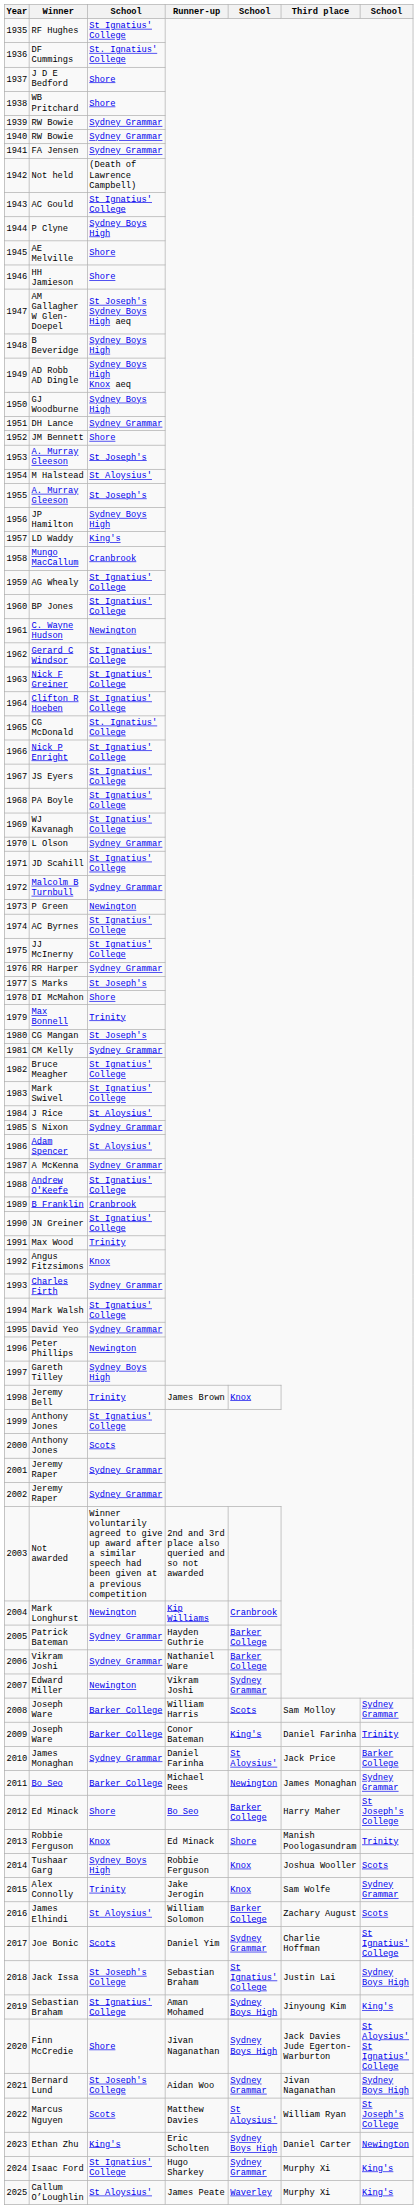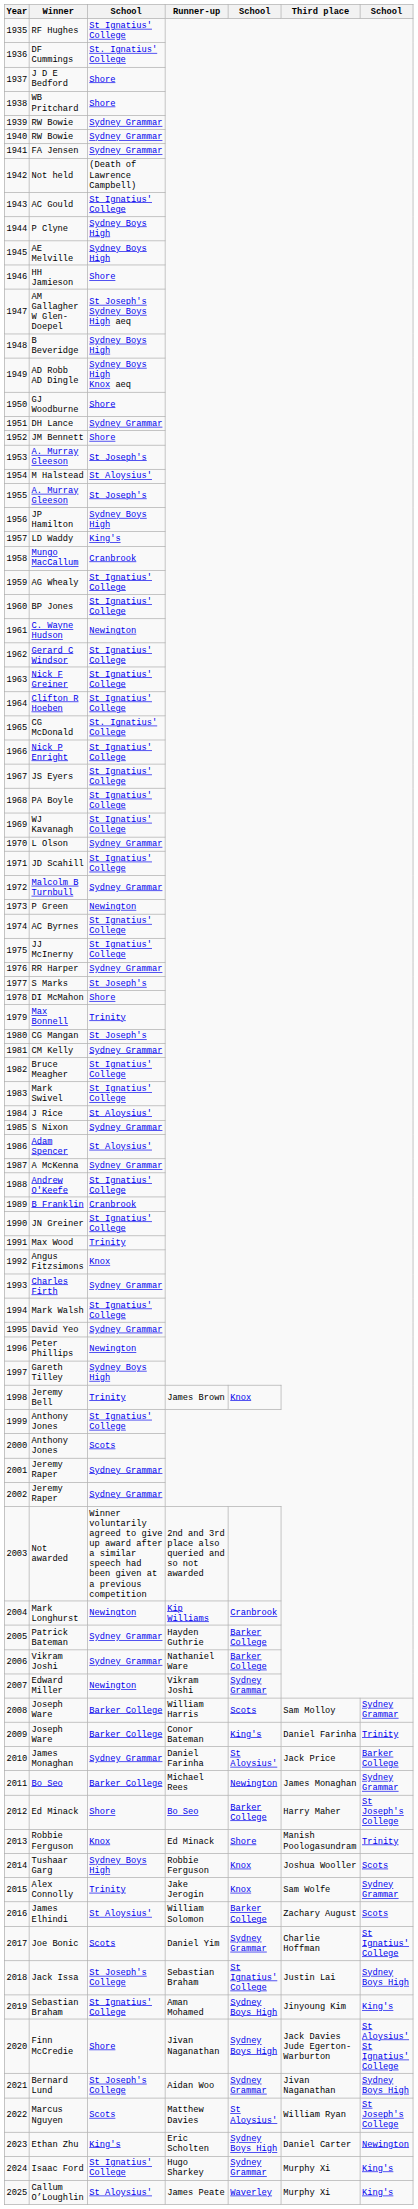(102, 253) Shore -> (118, 253) Sydney Boys High
(118, 404) Sydney Boys High -> (102, 404) Shore
